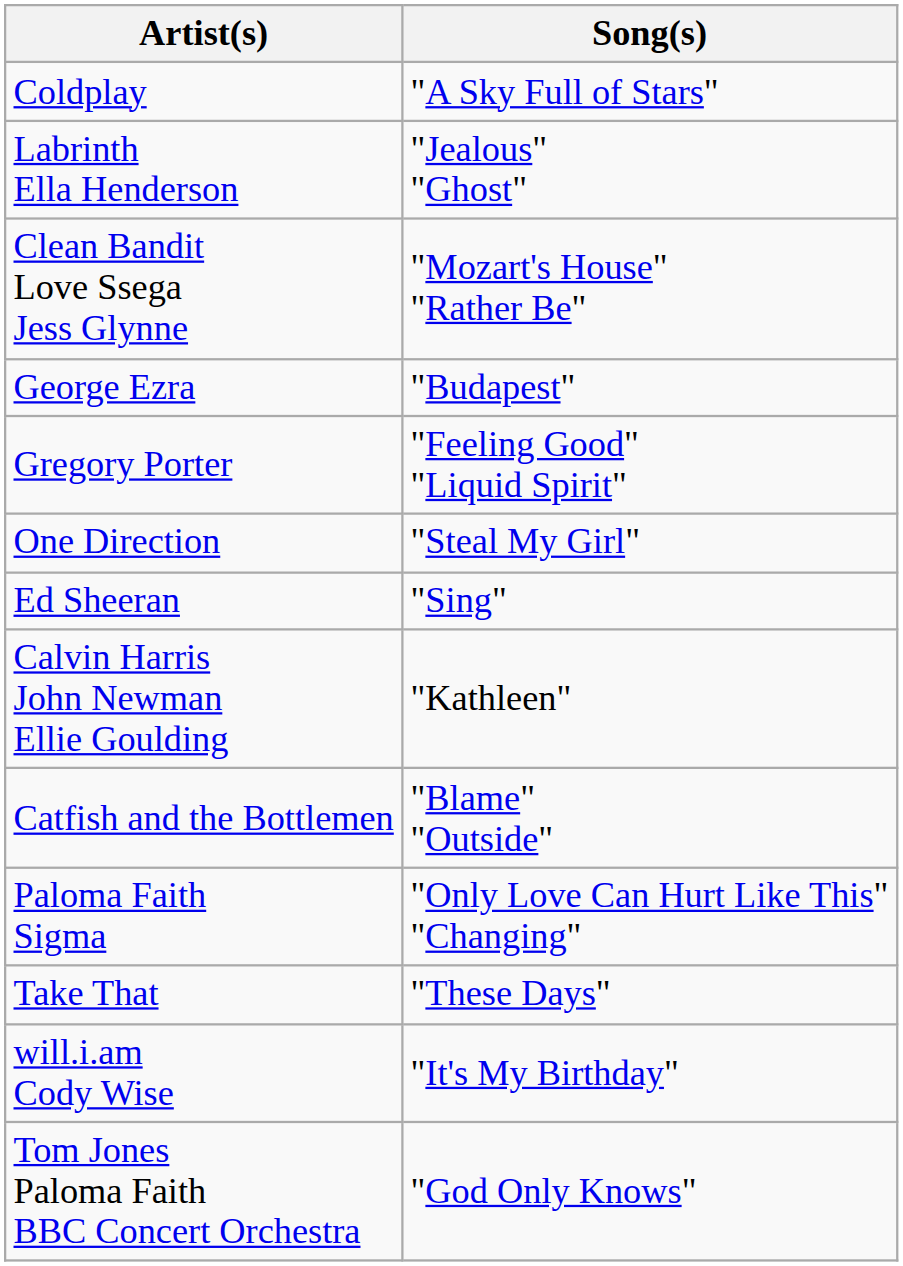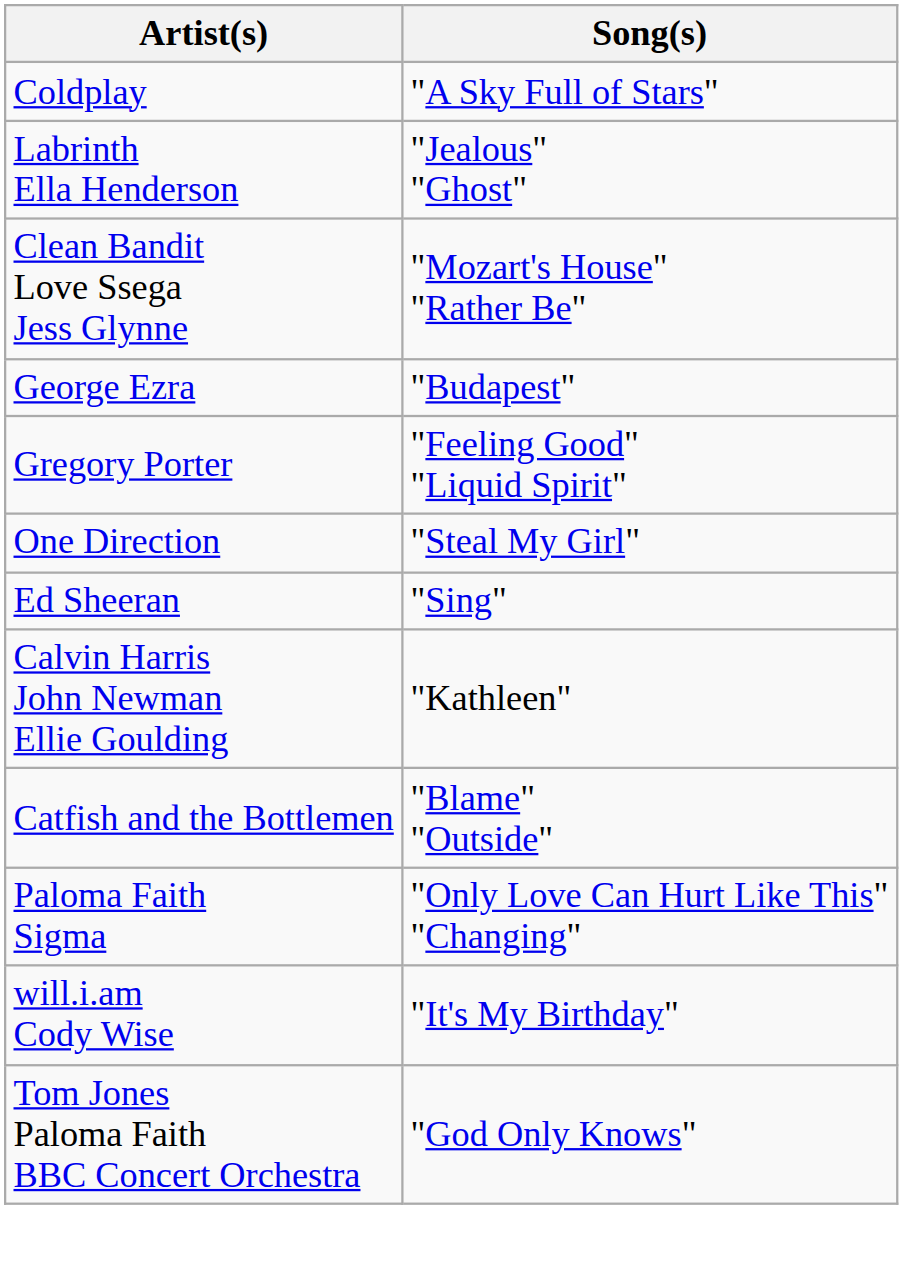- row: (86, 993)
